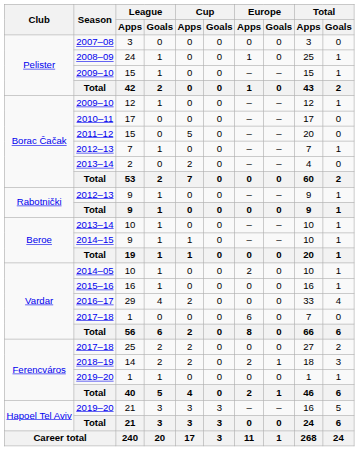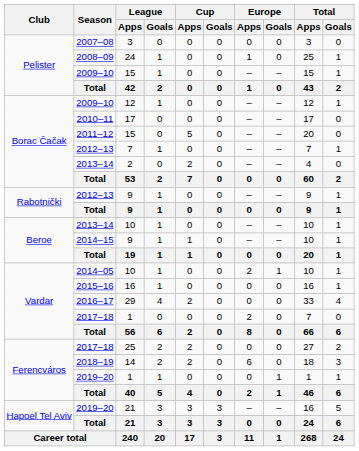(279, 270) 0 -> (279, 270) 1
(249, 316) 6 -> (249, 316) 2
(249, 362) 2 -> (249, 362) 6
(279, 362) 1 -> (279, 362) 0
(279, 377) 0 -> (279, 377) 1
